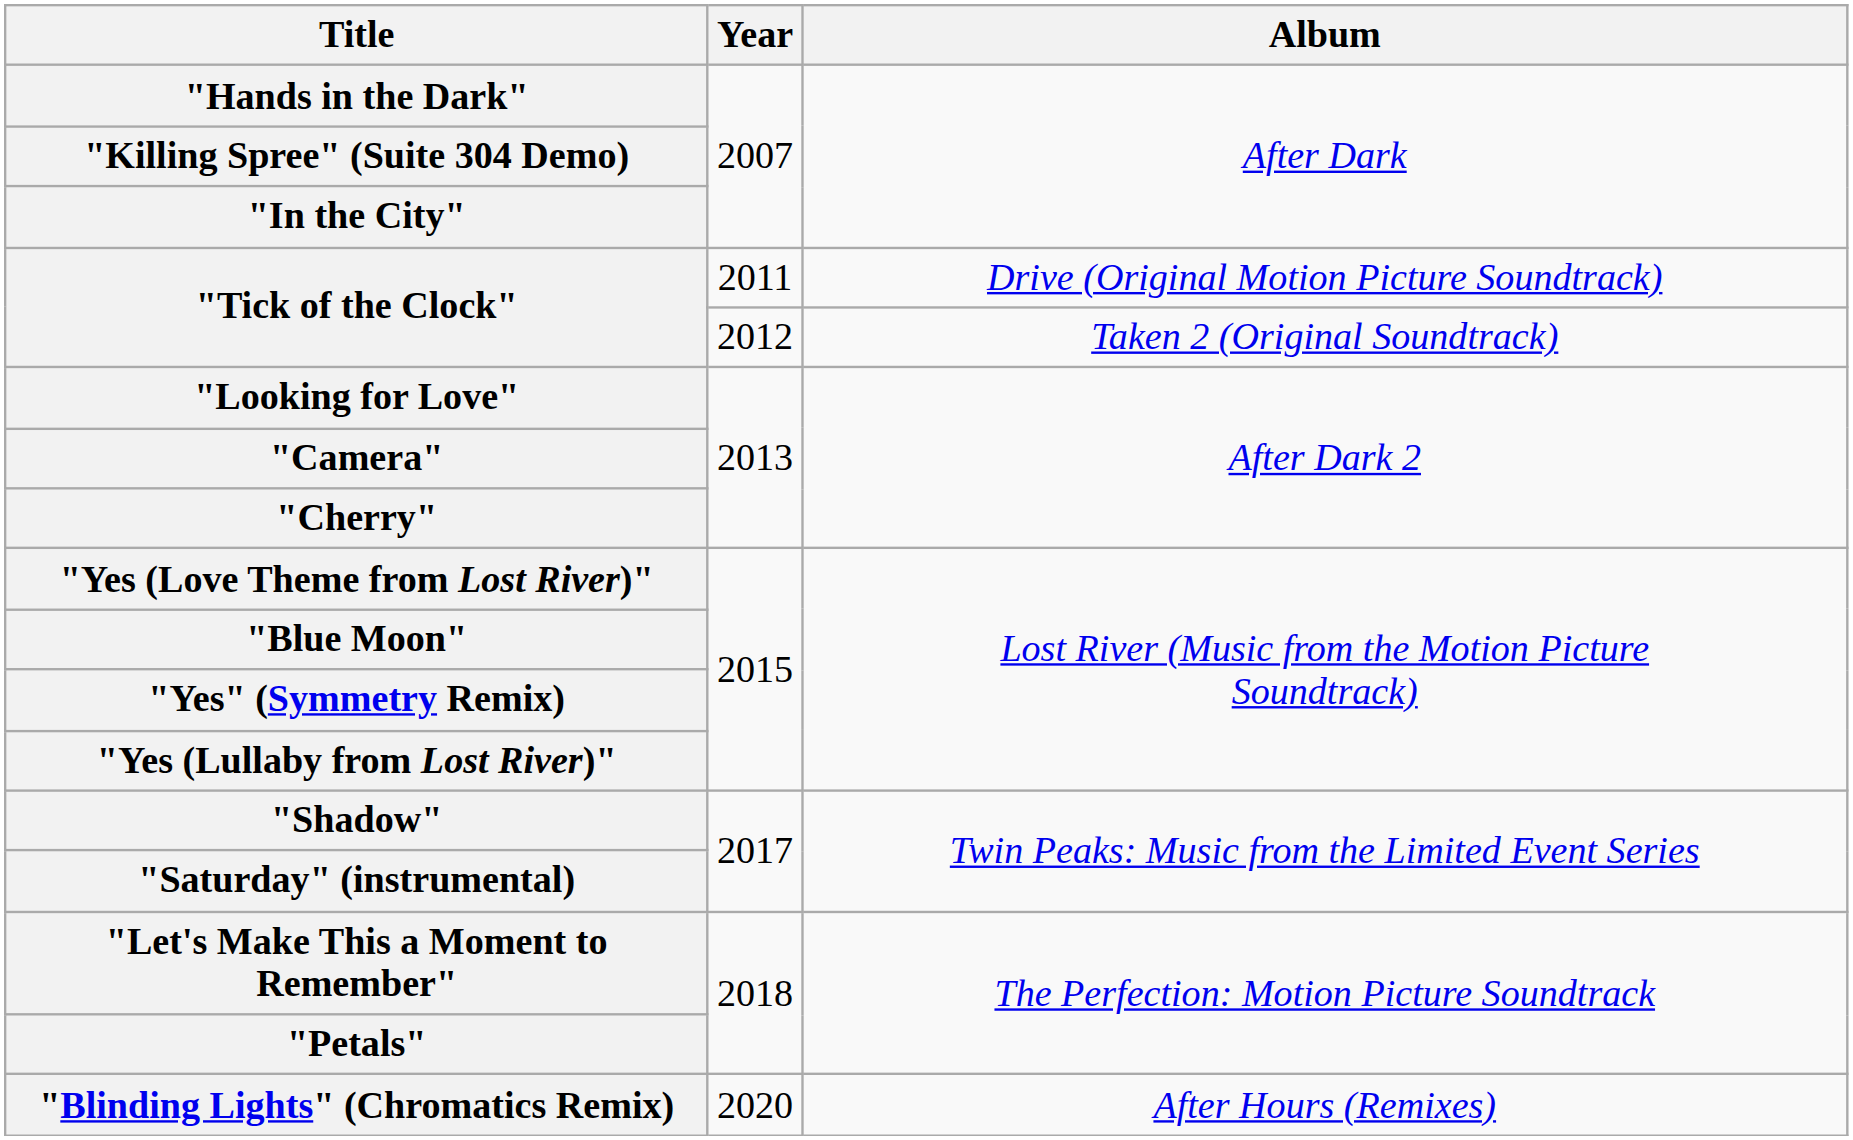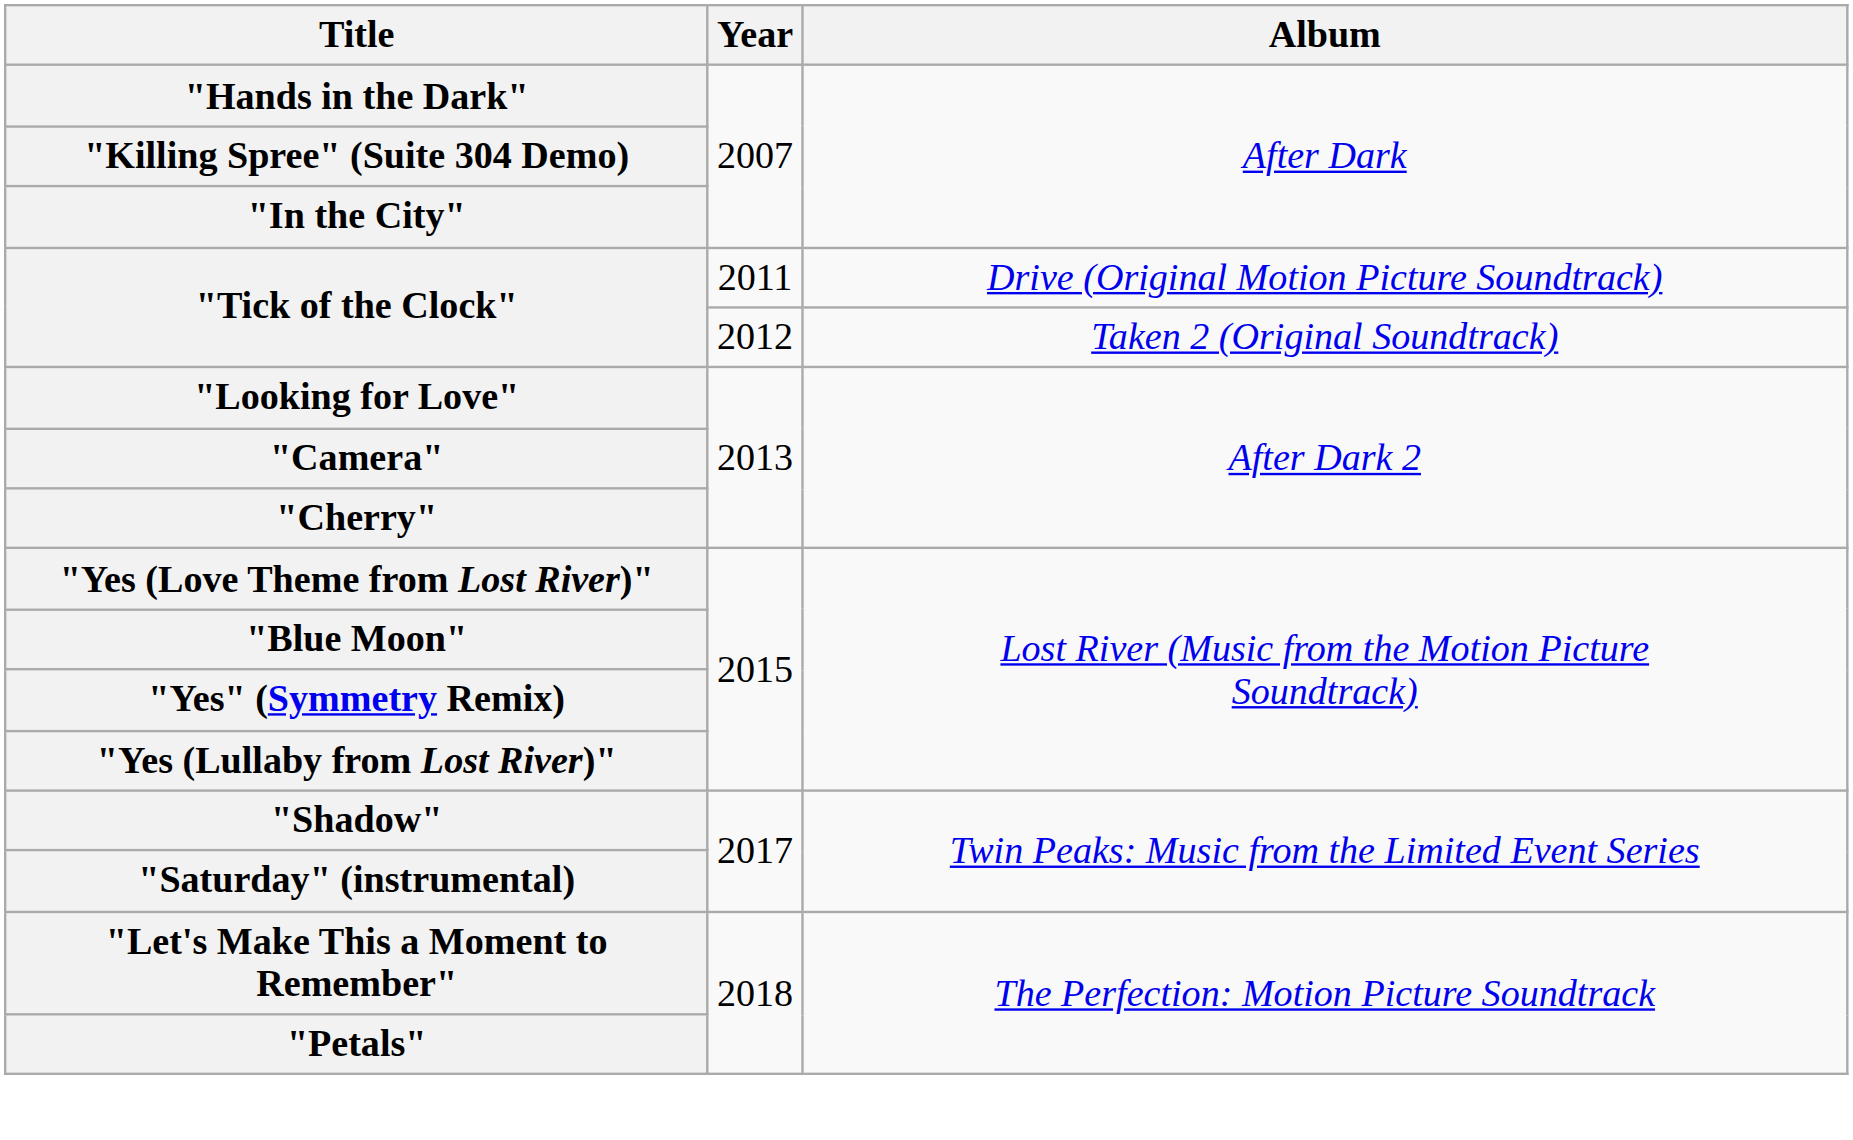- row: (755, 1104)
